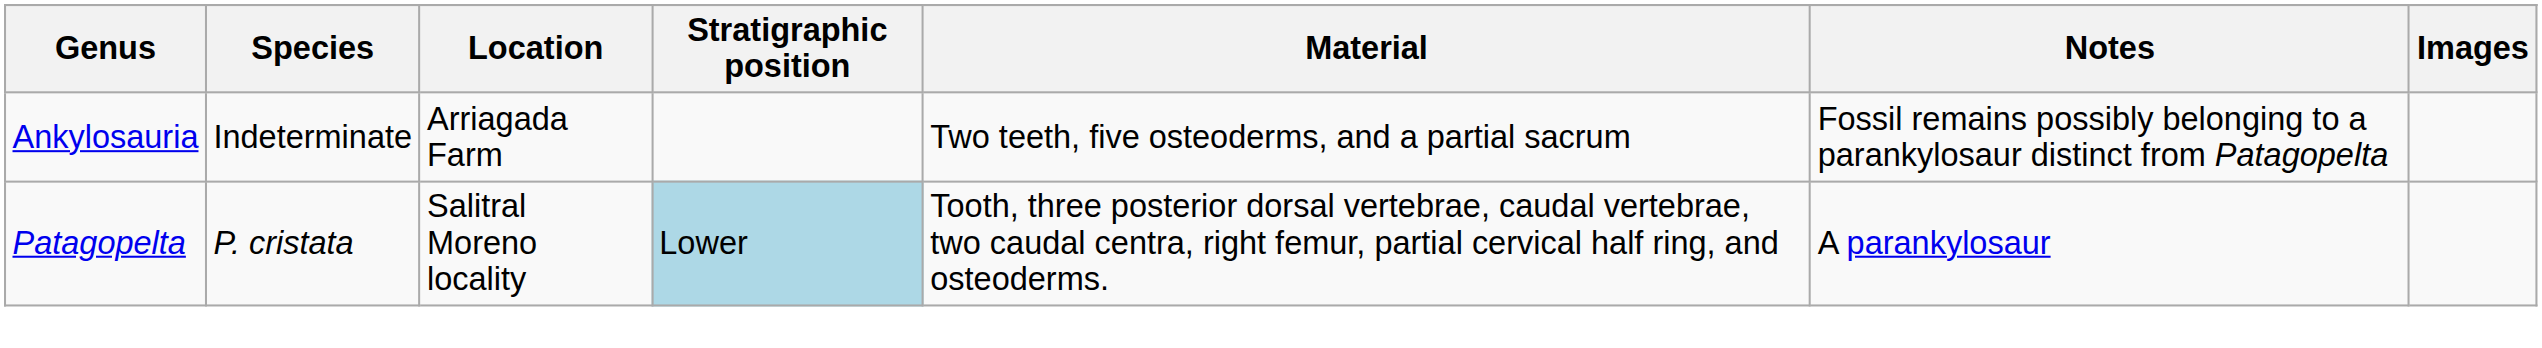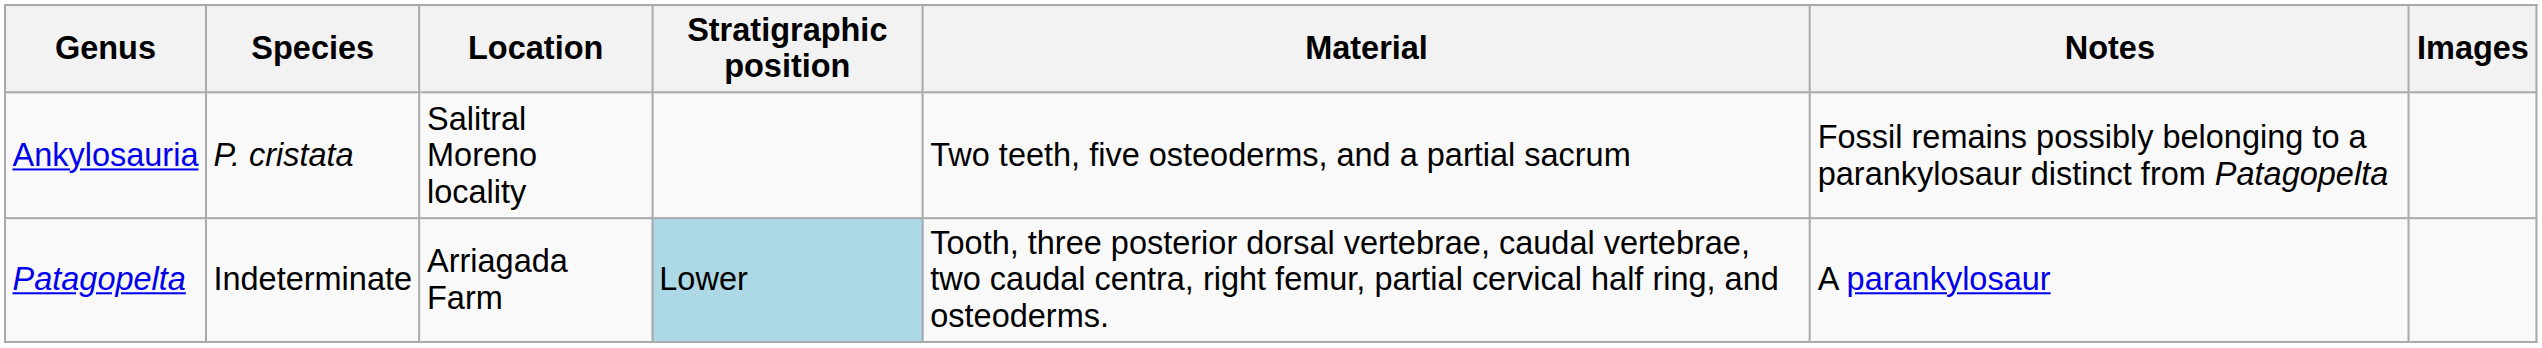(313, 136) Indeterminate -> (284, 154) P. cristata
(497, 136) Arriagada Farm -> (482, 154) Salitral Moreno locality
(284, 242) P. cristata -> (313, 279) Indeterminate
(482, 242) Salitral Moreno locality -> (497, 279) Arriagada Farm
